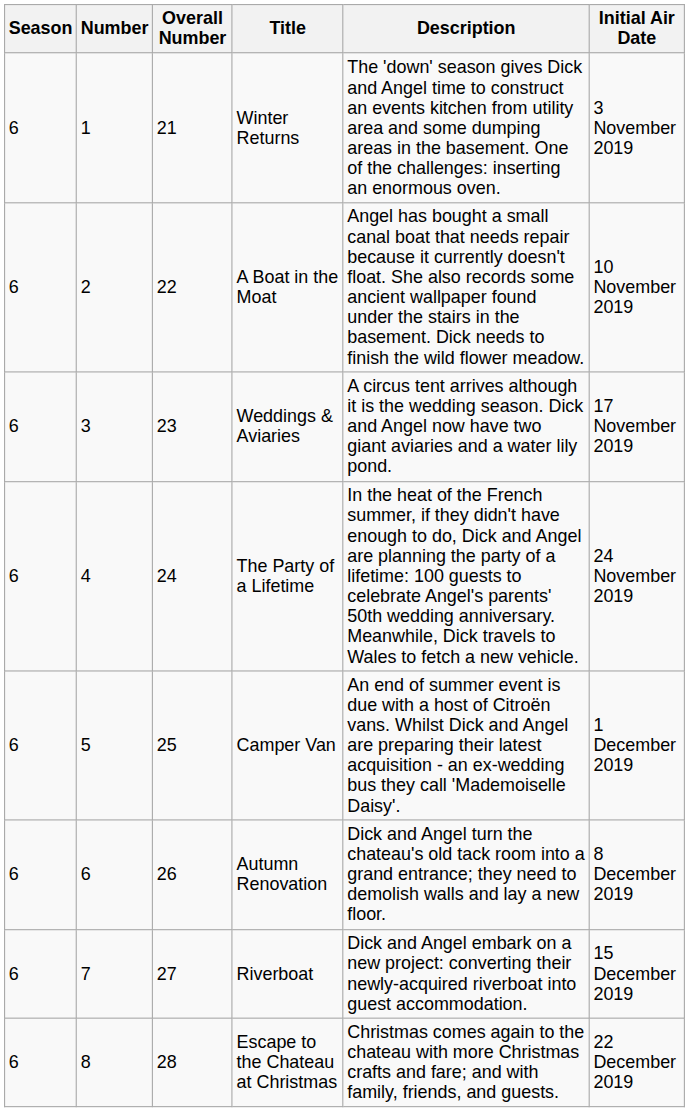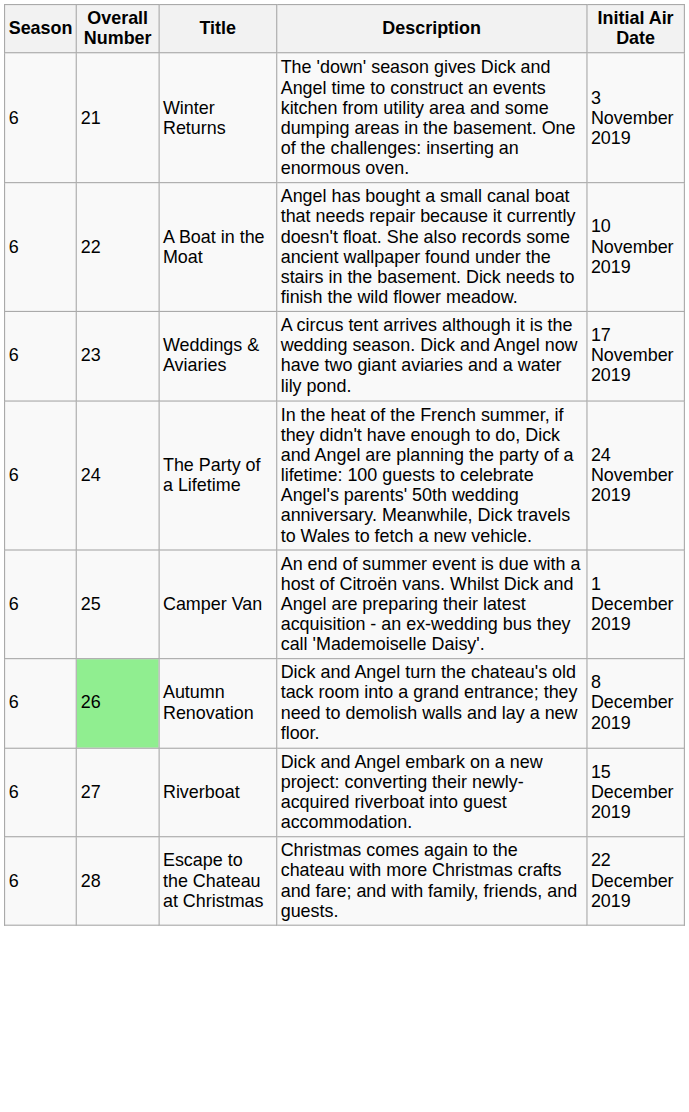- column: (115, 28)
(167, 874) no background -> (91, 703) lightgreen background
